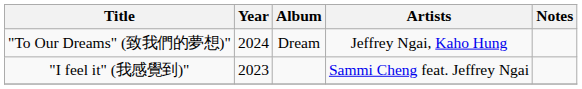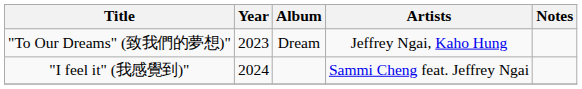(253, 42) 2024 -> (253, 42) 2023
(253, 70) 2023 -> (253, 70) 2024
